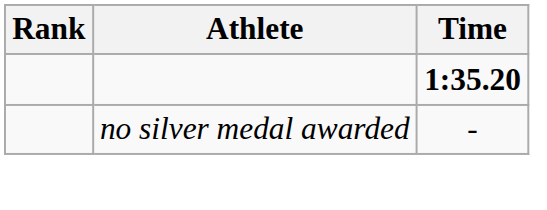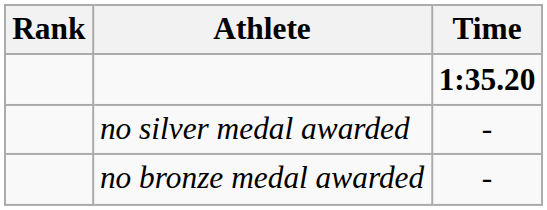+ row: (262, 178)
